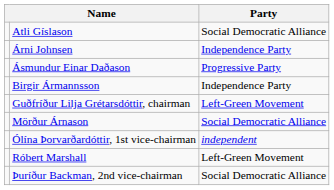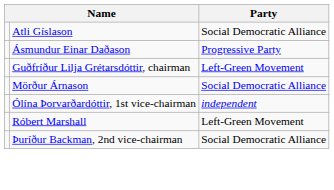- row: (42, 49)
- row: (56, 85)
